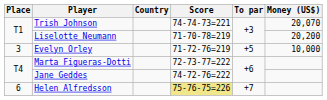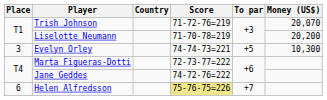(201, 24) 74-74-73=221 -> (201, 24) 71-72-76=219
(201, 50) 71-72-76=219 -> (201, 50) 74-74-73=221
(306, 50) 10,000 -> (306, 50) 10,300
